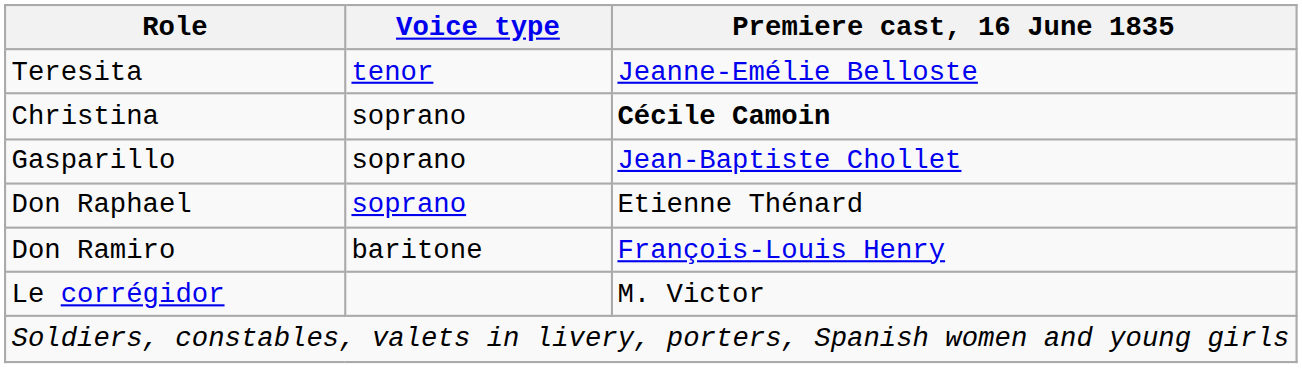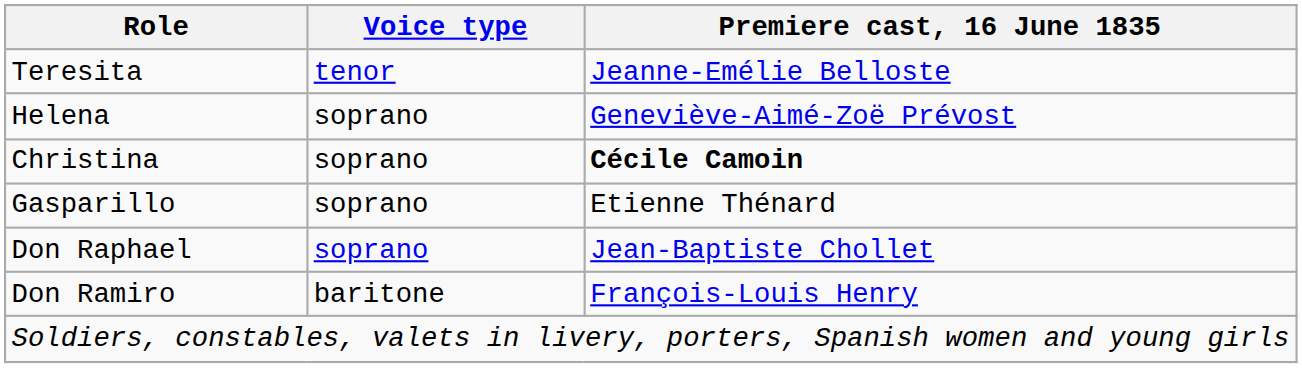+ row: (61, 116)
(789, 161) Jean-Baptiste Chollet -> (713, 205) Etienne Thénard
(740, 205) Etienne Thénard -> (762, 250) Jean-Baptiste Chollet
- row: (118, 294)
